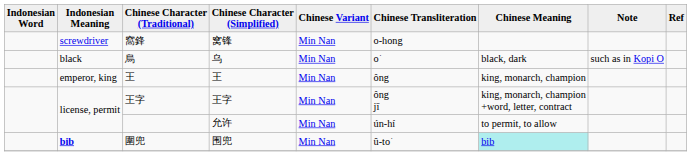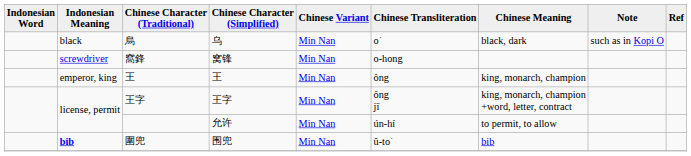rows swapped: (130, 59) <-> (135, 41)
(488, 141) paleturquoise background -> (488, 141) no background
